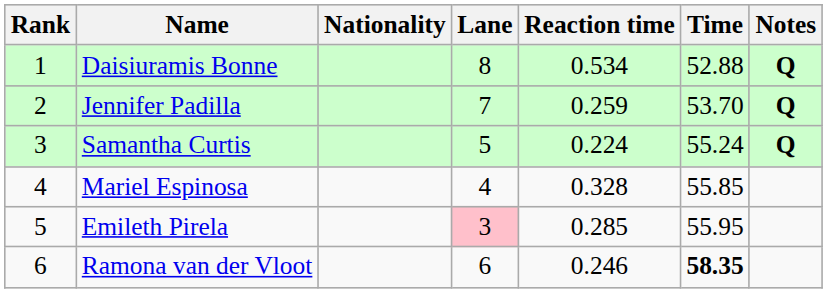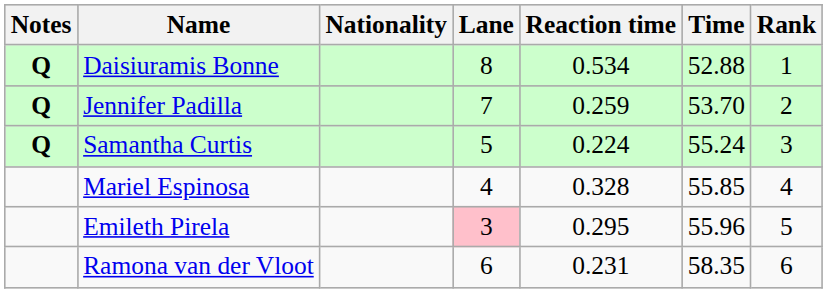columns swapped: (40, 24) <-> (786, 24)
(599, 226) 0.285 -> (601, 226) 0.295
(715, 226) 55.95 -> (716, 226) 55.96
(599, 266) 0.246 -> (601, 266) 0.231
(715, 266) bold -> (716, 266) normal
